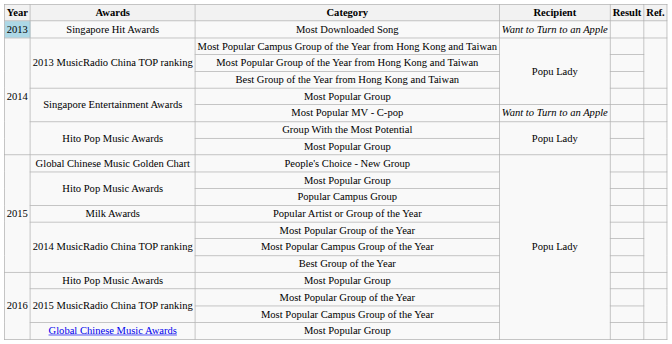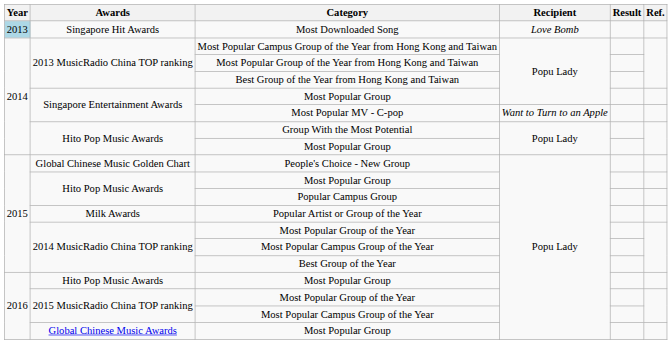(555, 29) Want to Turn to an Apple -> (555, 29) Love Bomb
